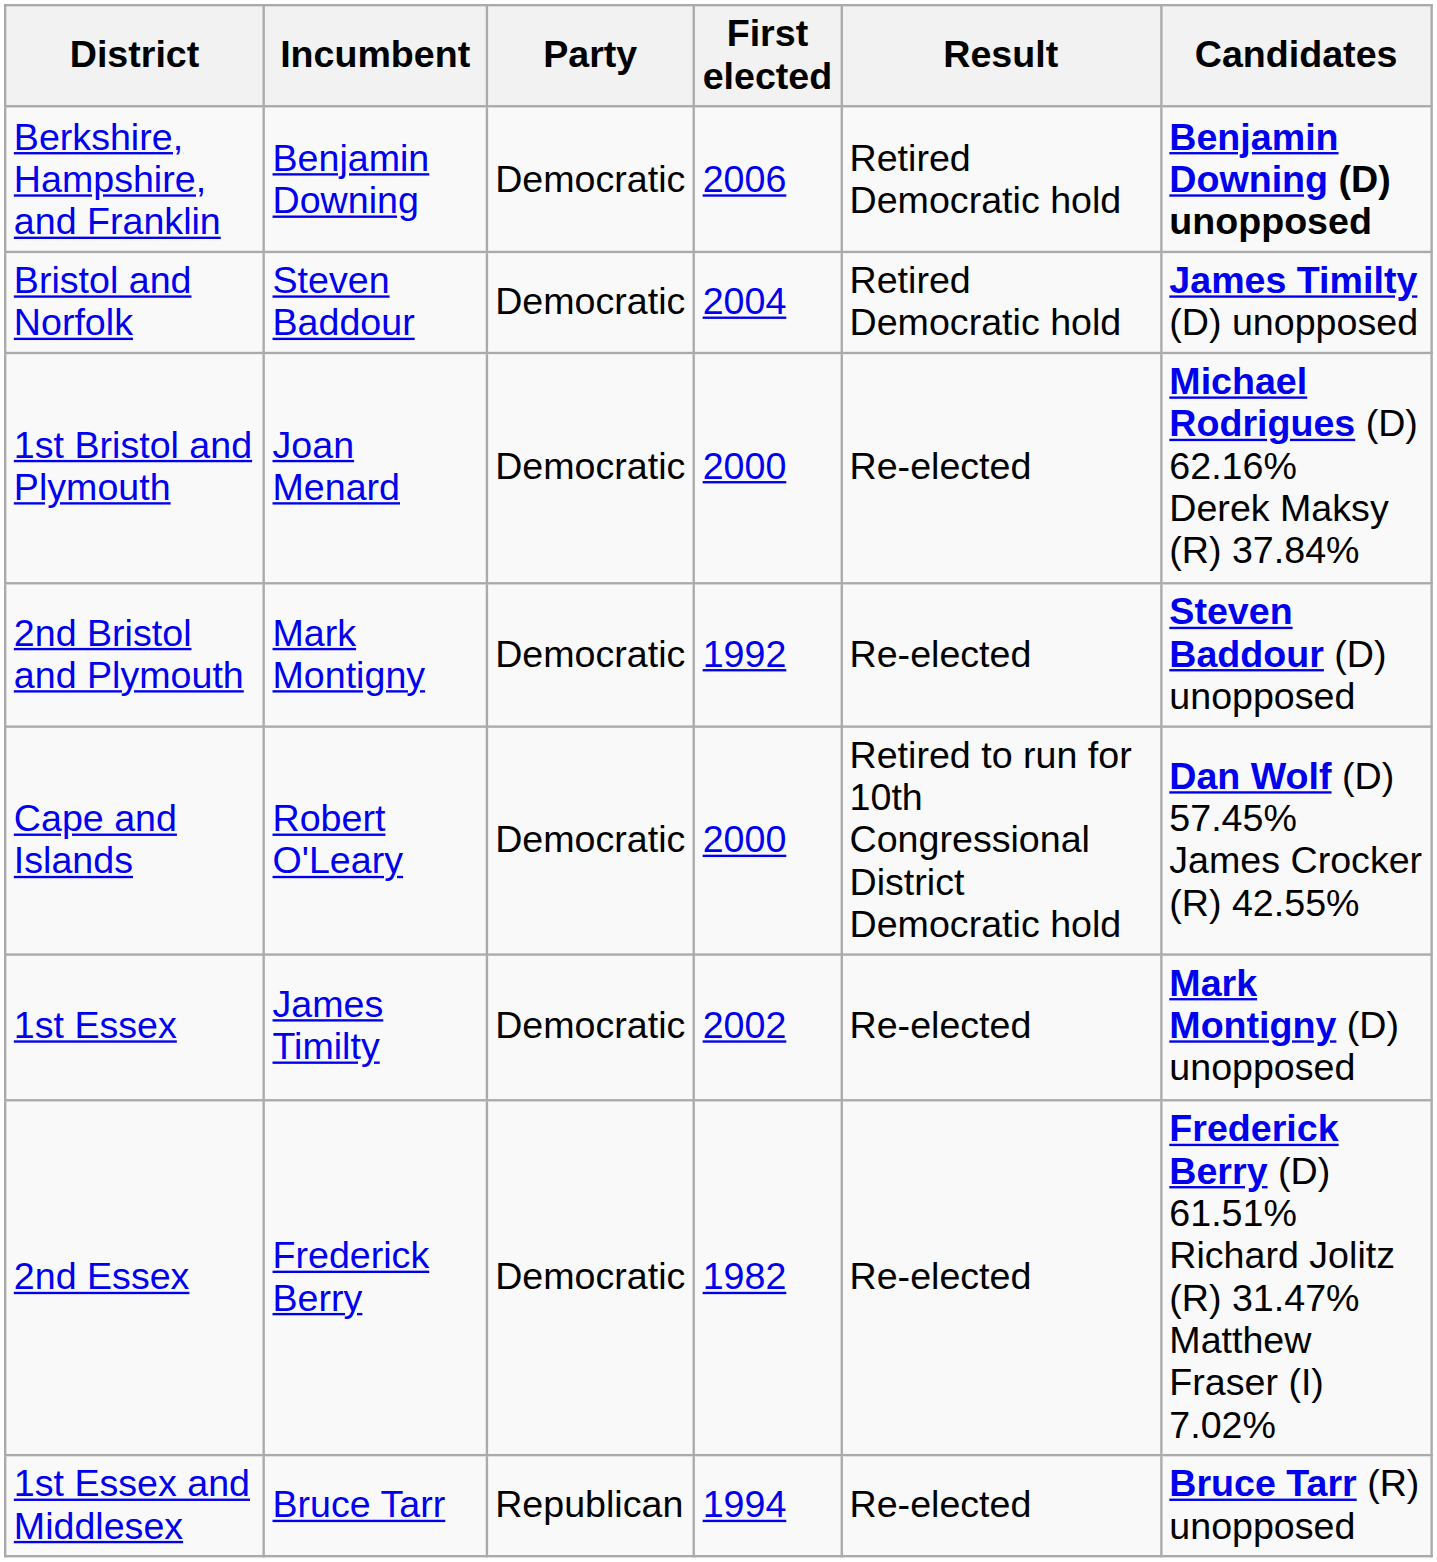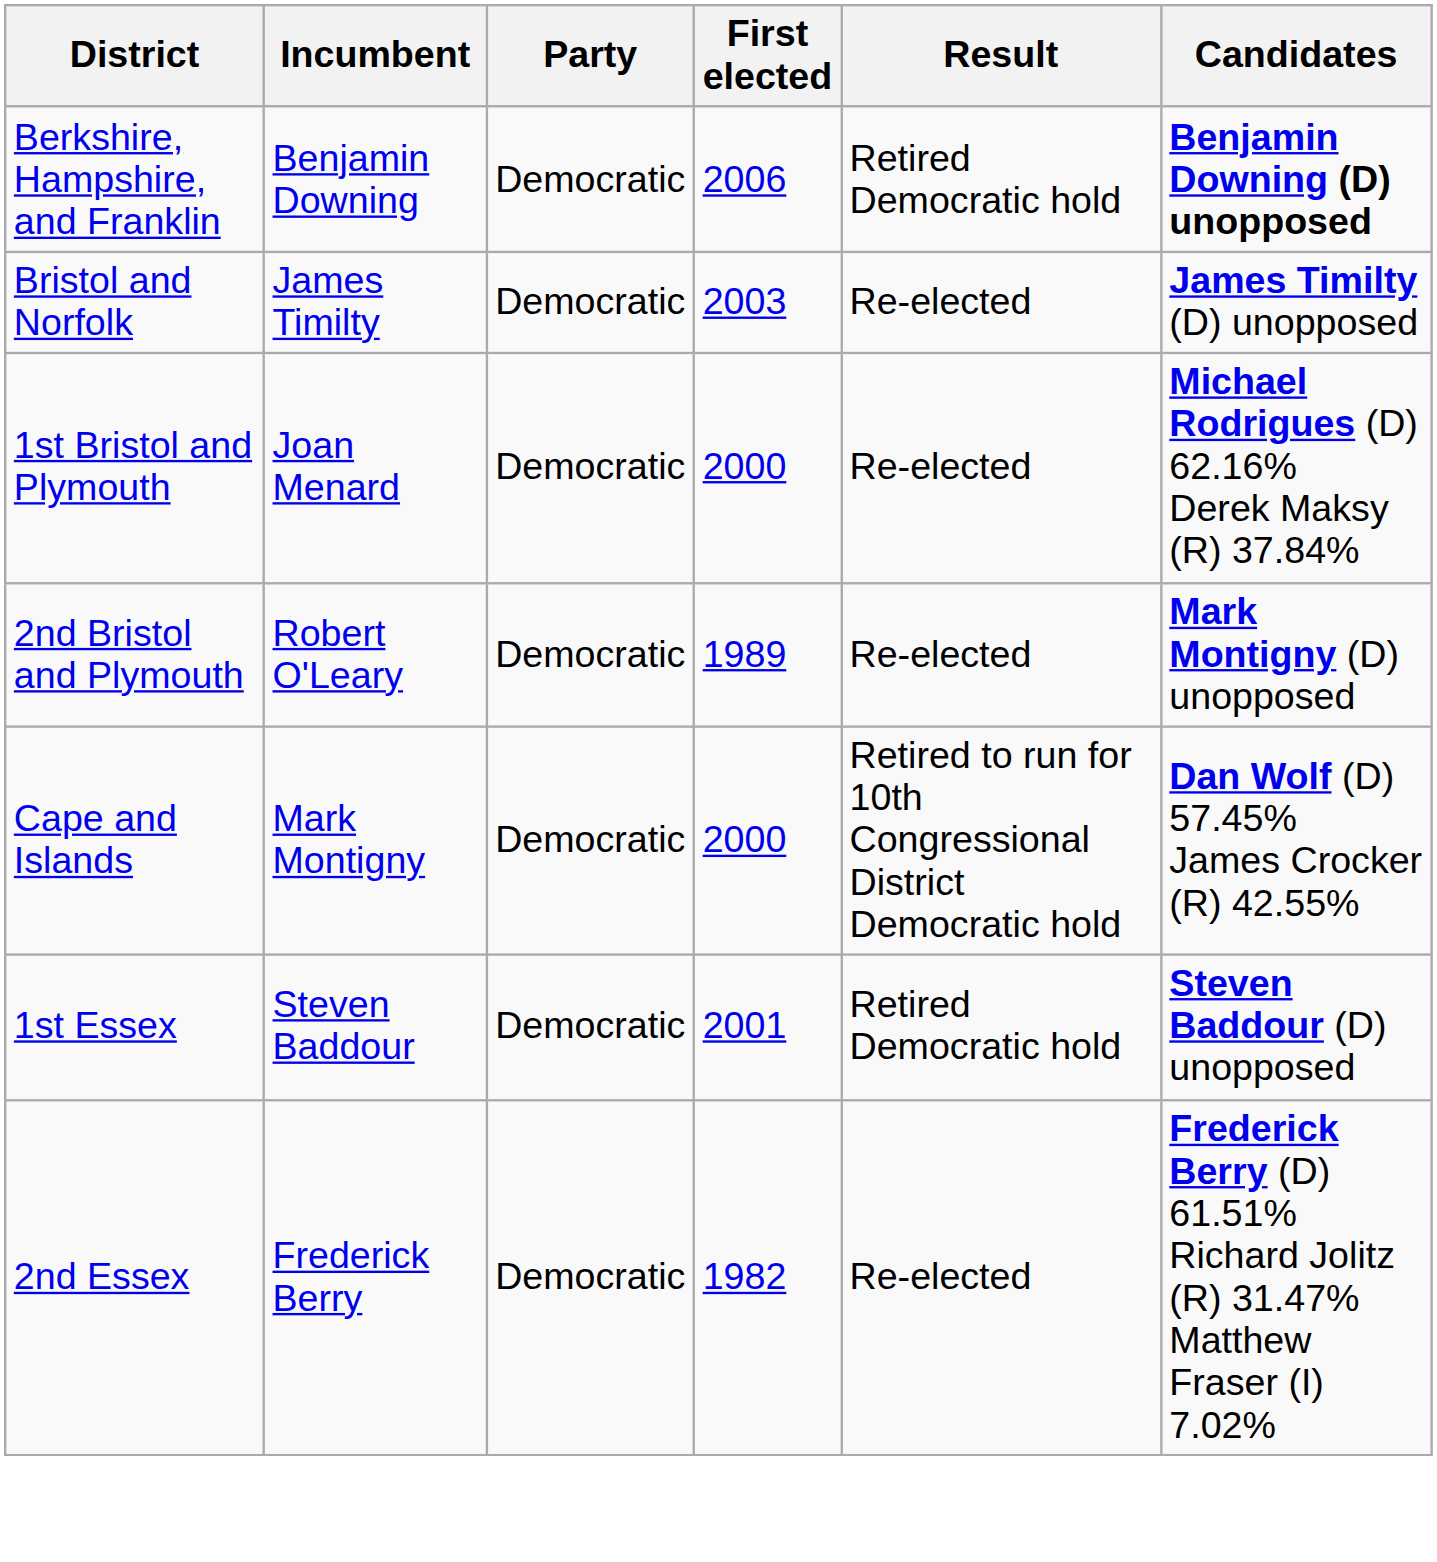(344, 301) Steven Baddour -> (328, 301) James Timilty
(744, 301) 2004 -> (744, 301) 2003
(985, 301) Retired Democratic hold -> (940, 301) Re-elected
(349, 653) Mark Montigny -> (338, 653) Robert O'Leary
(744, 653) 1992 -> (744, 653) 1989
(1278, 653) Steven Baddour (D) unopposed -> (1284, 653) Mark Montigny (D) unopposed
(338, 840) Robert O'Leary -> (349, 840) Mark Montigny
(328, 1026) James Timilty -> (344, 1026) Steven Baddour
(744, 1026) 2002 -> (744, 1026) 2001
(940, 1026) Re-elected -> (985, 1026) Retired Democratic hold
(1284, 1026) Mark Montigny (D) unopposed -> (1278, 1026) Steven Baddour (D) unopposed
- row: (132, 1505)
